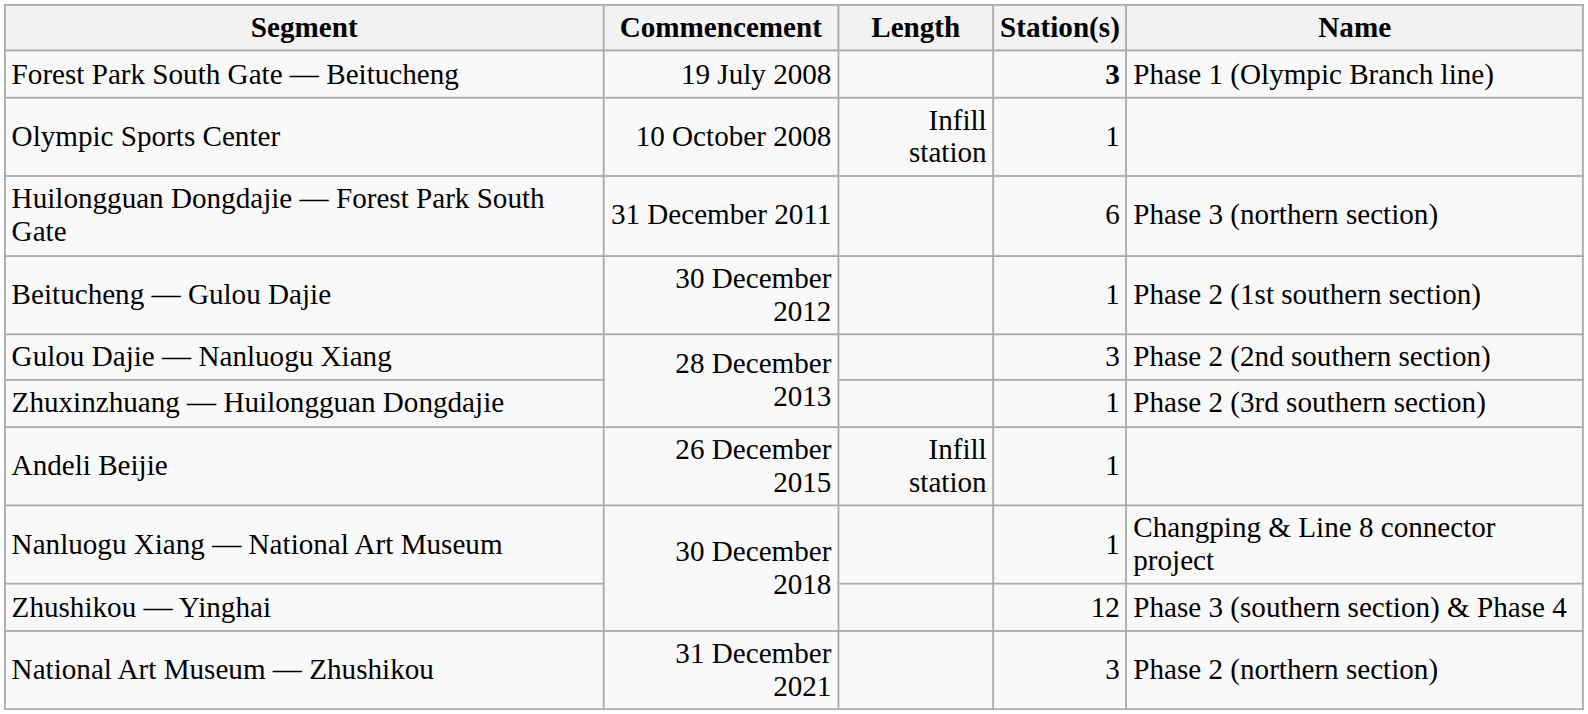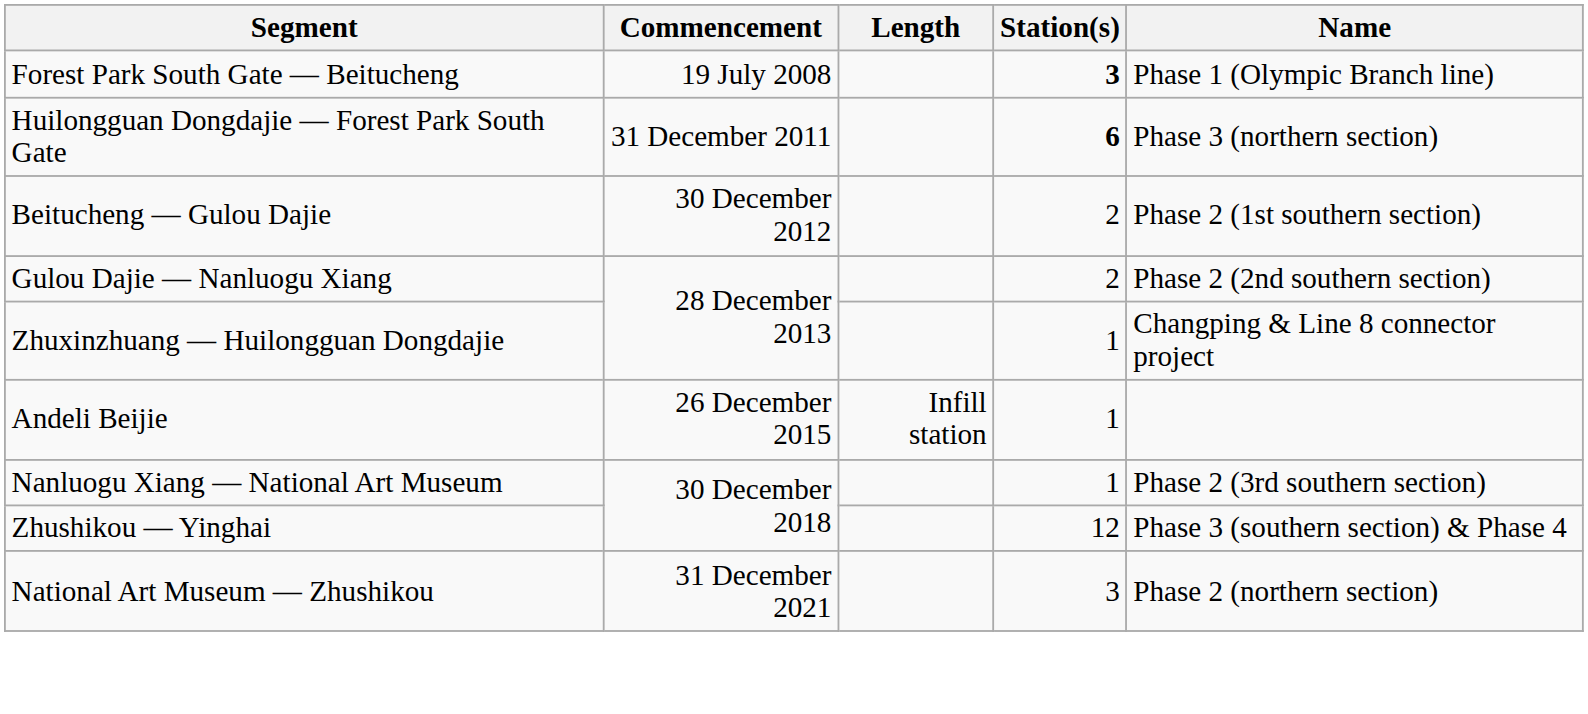- row: (146, 136)
(1113, 215) normal -> (1113, 136) bold
(1113, 294) 1 -> (1113, 215) 2
(1113, 356) 3 -> (1113, 277) 2
(1310, 402) Phase 2 (3rd southern section) -> (1314, 340) Changping & Line 8 connector project
(1314, 544) Changping & Line 8 connector project -> (1310, 481) Phase 2 (3rd southern section)
